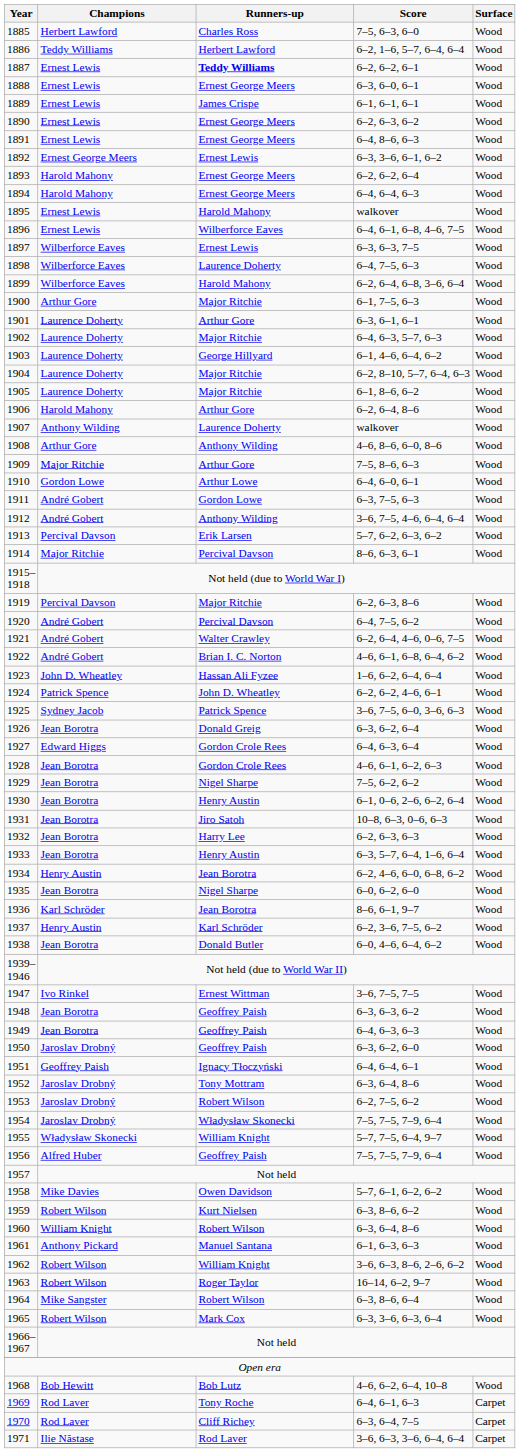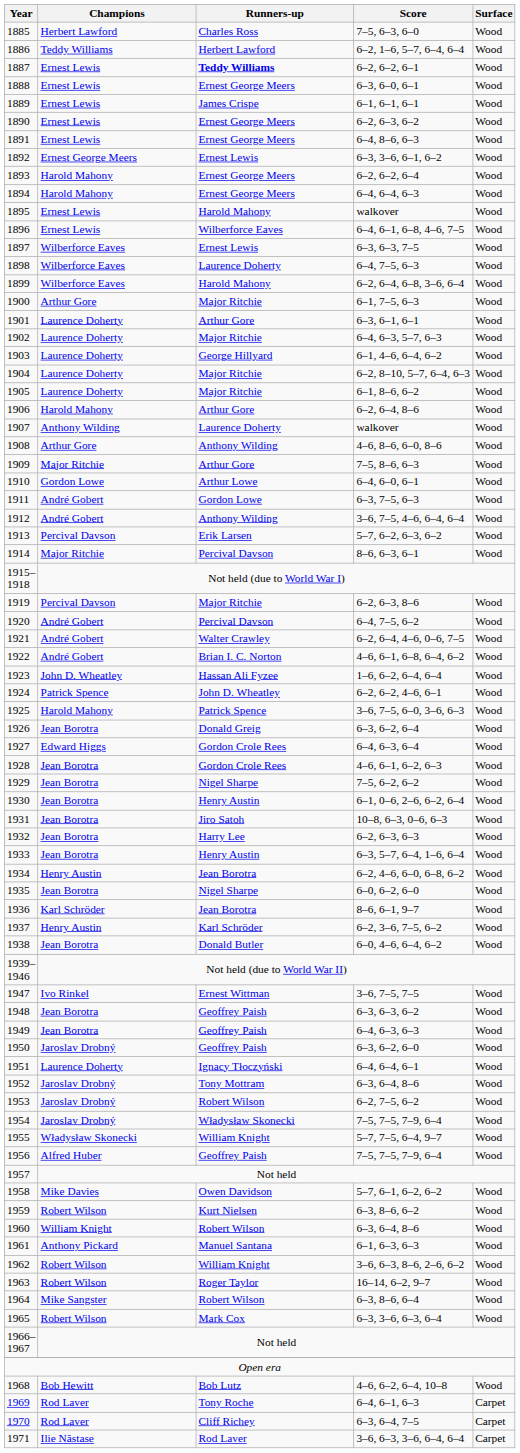(72, 710) Sydney Jacob -> (77, 710) Harold Mahony
(75, 1065) Geoffrey Paish -> (82, 1065) Laurence Doherty
